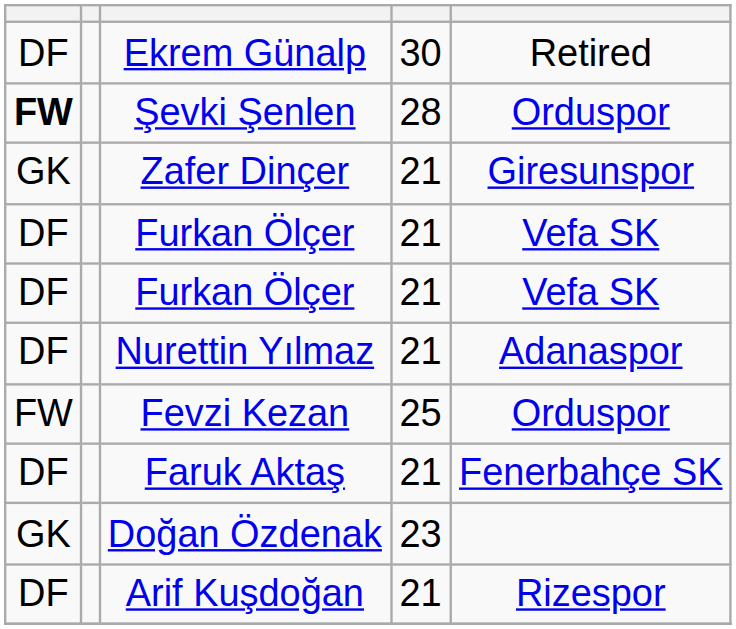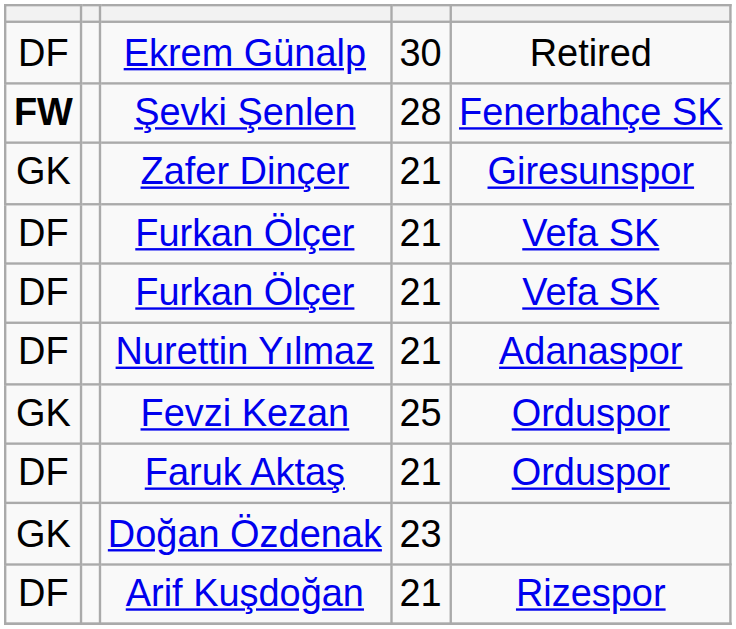(591, 112) Orduspor -> (591, 112) Fenerbahçe SK
(43, 412) FW -> (43, 412) GK
(591, 473) Fenerbahçe SK -> (591, 473) Orduspor
